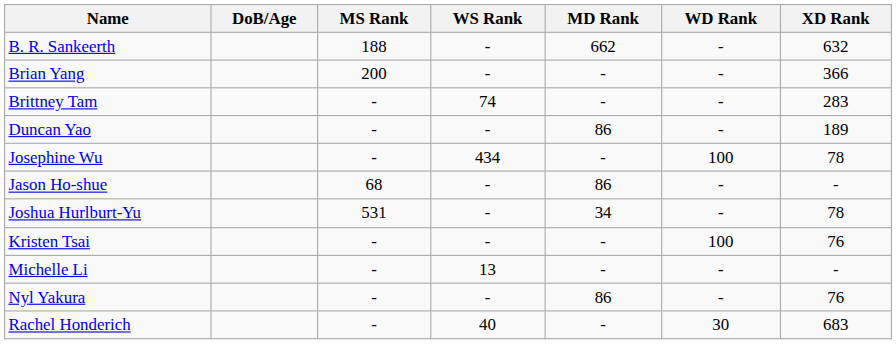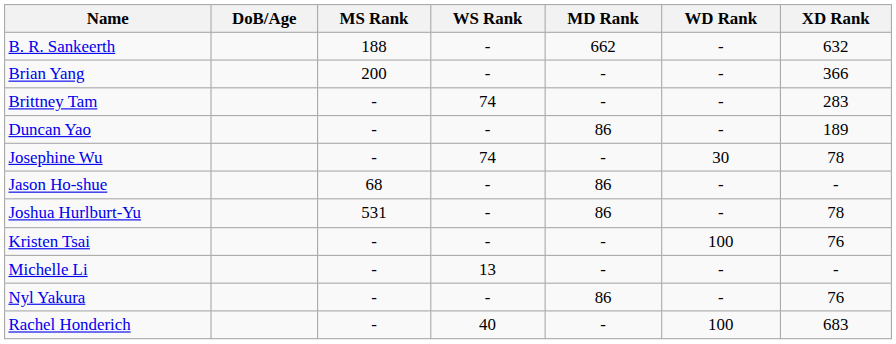(488, 157) 434 -> (488, 157) 74
(721, 157) 100 -> (721, 157) 30
(603, 213) 34 -> (603, 213) 86
(721, 324) 30 -> (721, 324) 100
